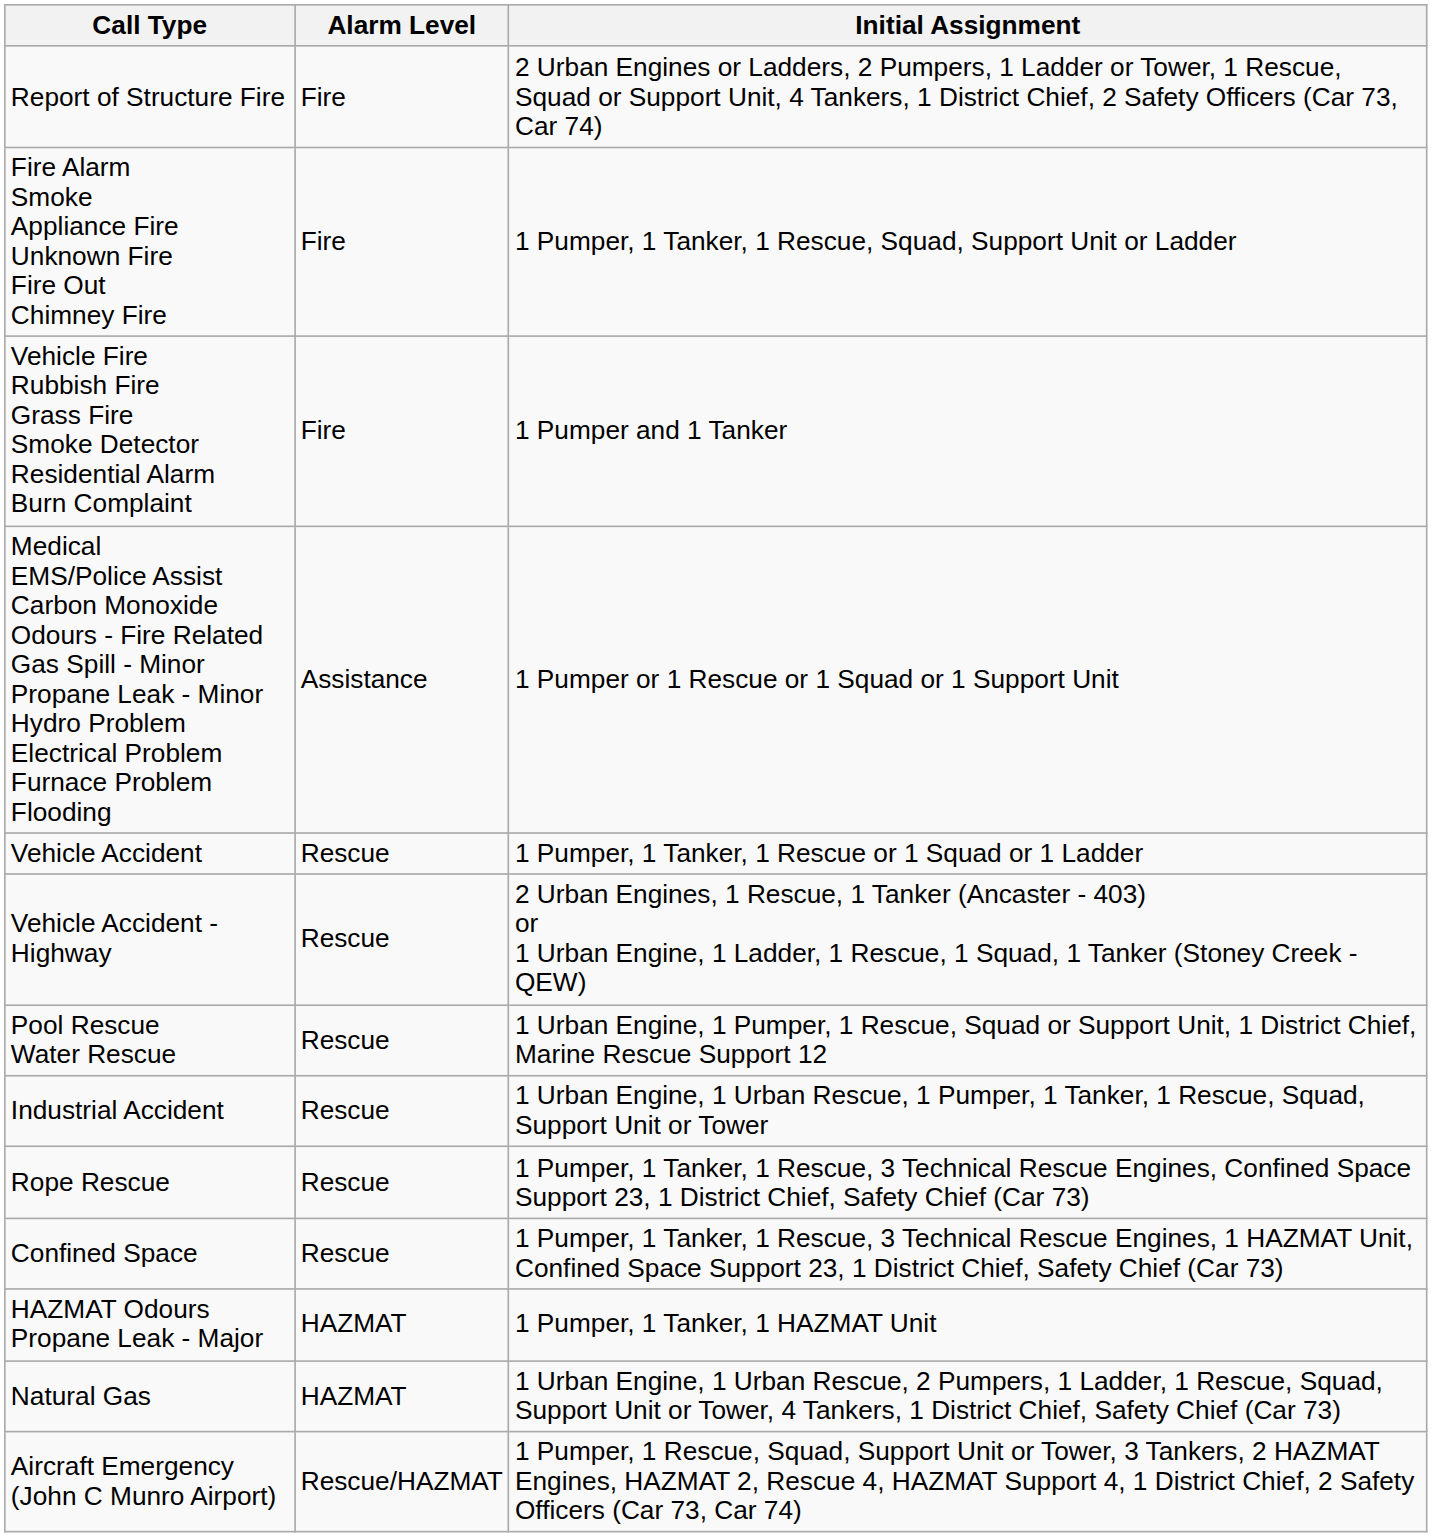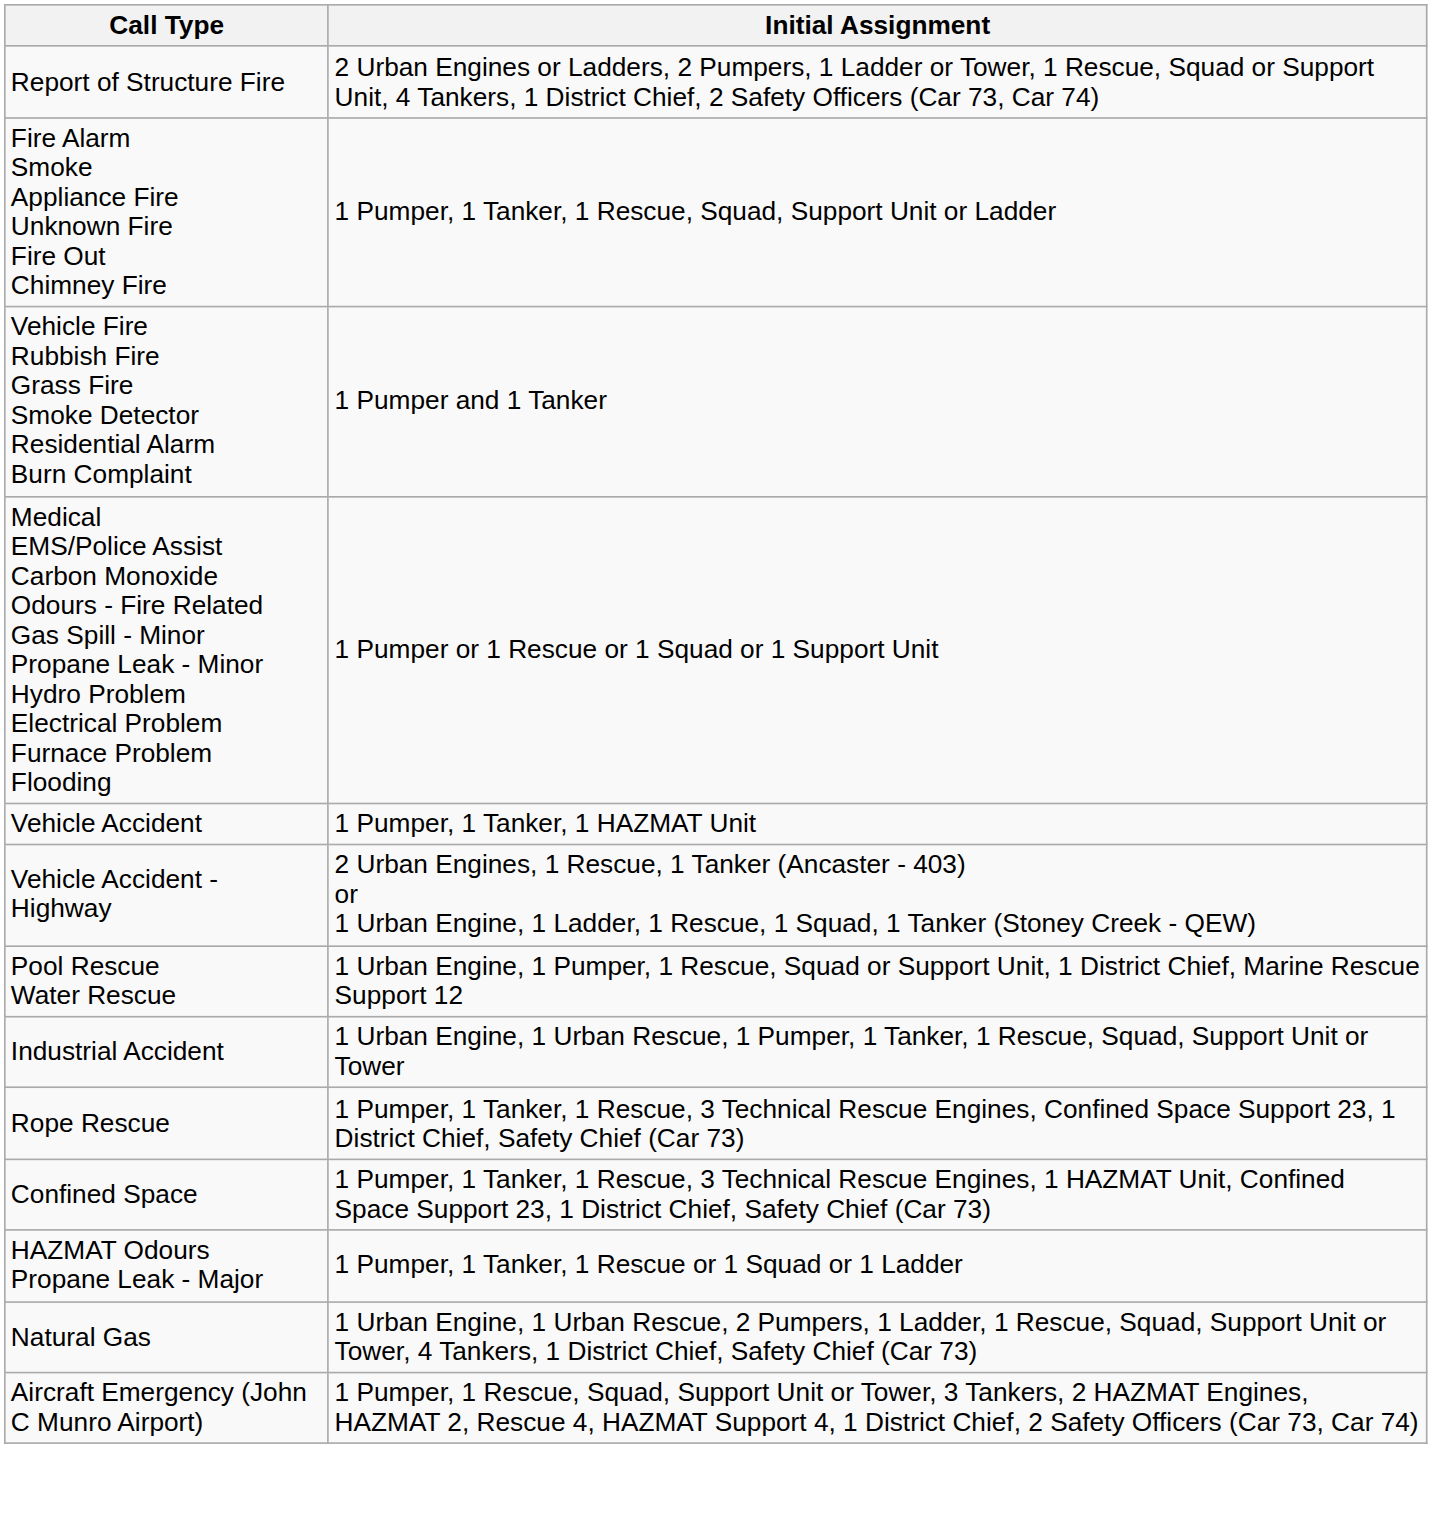- column: (402, 25)
(829, 853) 1 Pumper, 1 Tanker, 1 Rescue or 1 Squad or 1 Ladder -> (545, 823) 1 Pumper, 1 Tanker, 1 HAZMAT Unit
(726, 1324) 1 Pumper, 1 Tanker, 1 HAZMAT Unit -> (649, 1265) 1 Pumper, 1 Tanker, 1 Rescue or 1 Squad or 1 Ladder
